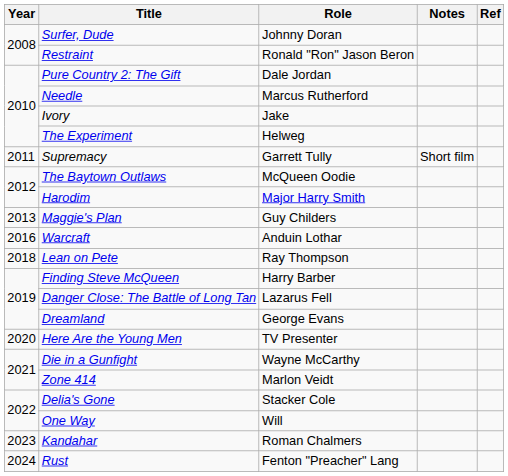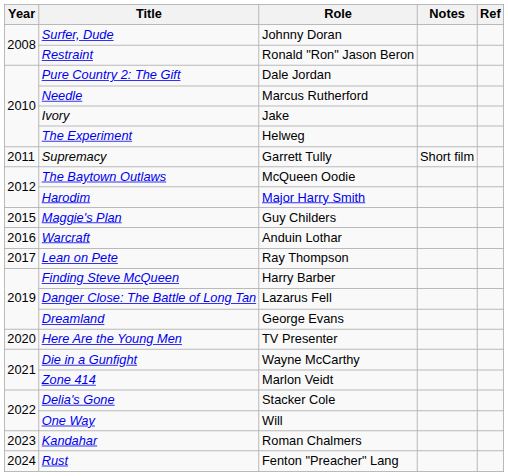(22, 217) 2013 -> (22, 217) 2015
(22, 258) 2018 -> (22, 258) 2017
